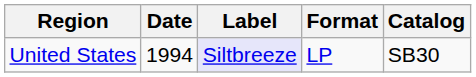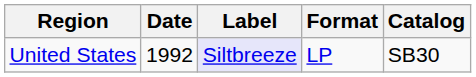(170, 54) 1994 -> (170, 54) 1992
